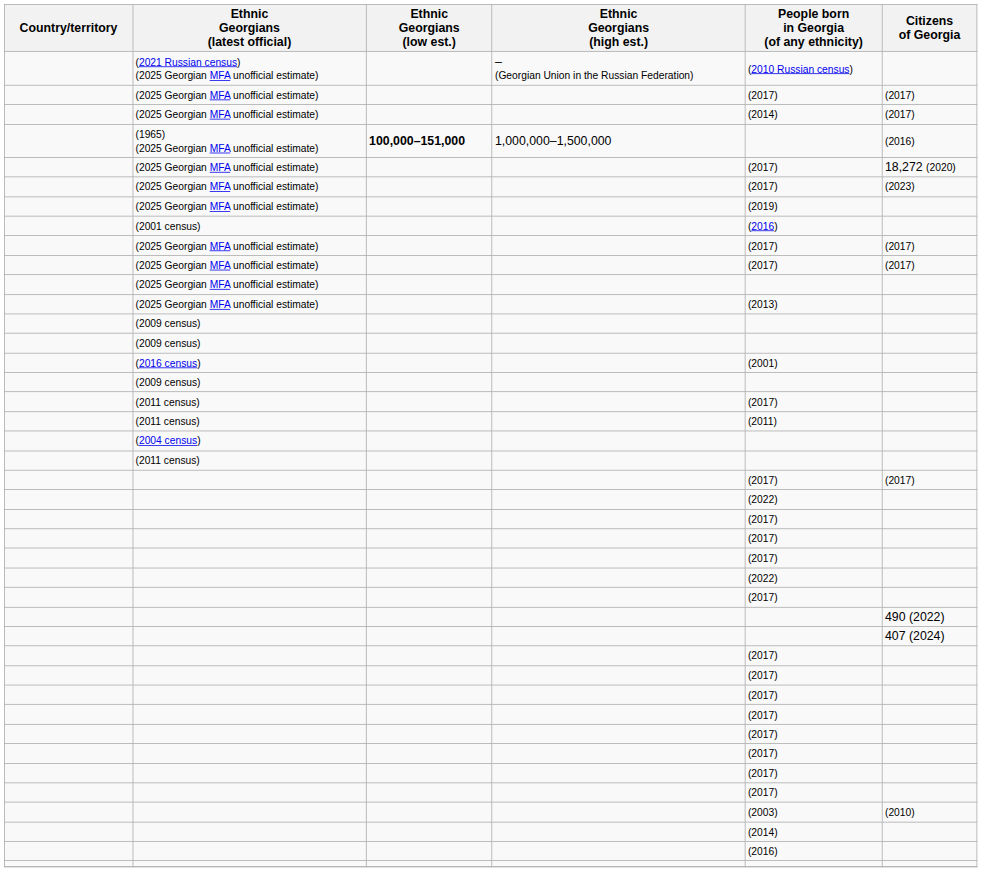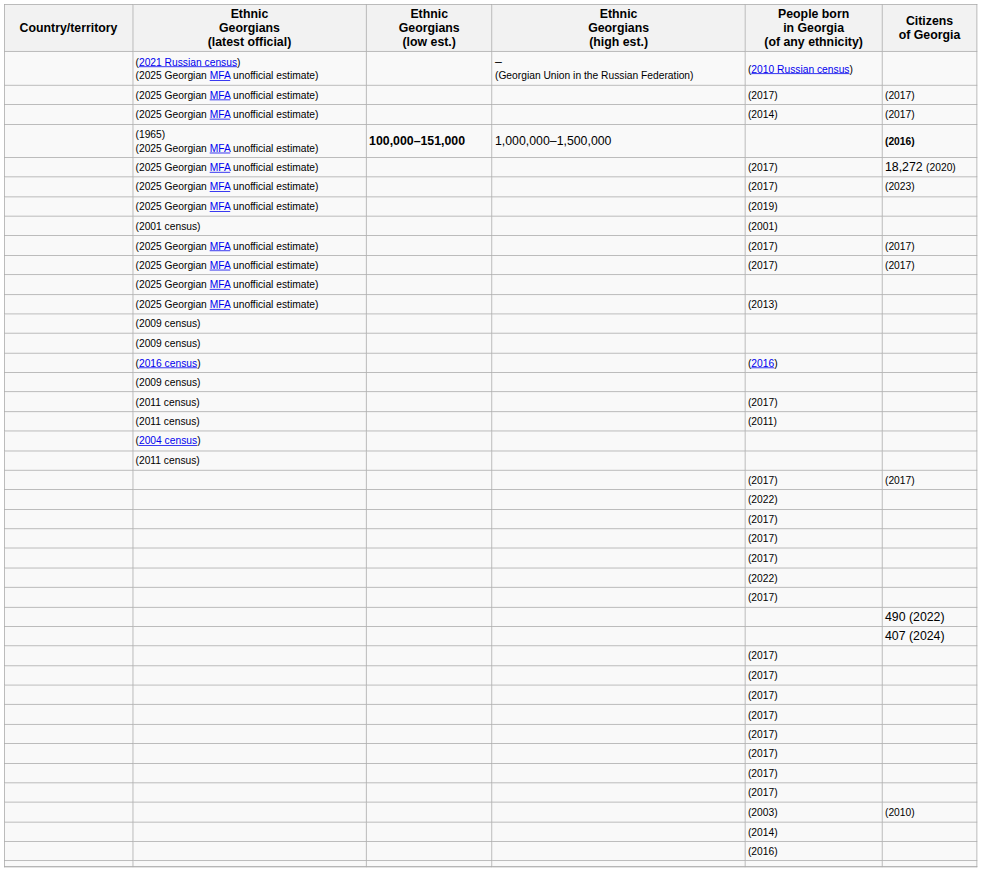(900, 141) normal -> (900, 140) bold
(763, 226) (2016) -> (763, 226) (2001)
(763, 363) (2001) -> (763, 363) (2016)
